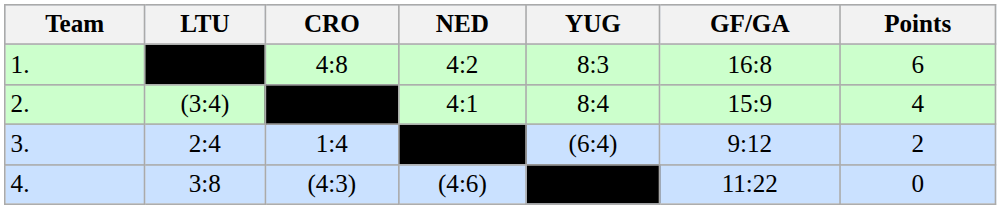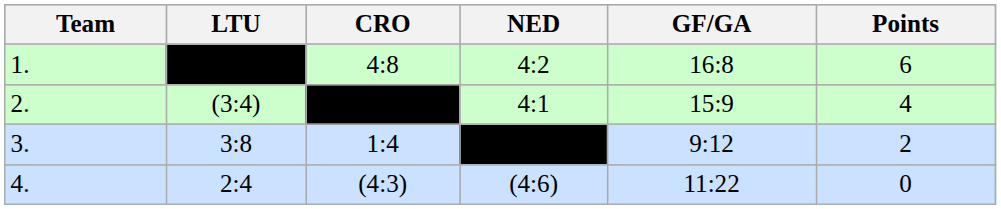- column: (593, 24)
(205, 143) 2:4 -> (236, 143) 3:8
(205, 183) 3:8 -> (236, 183) 2:4
